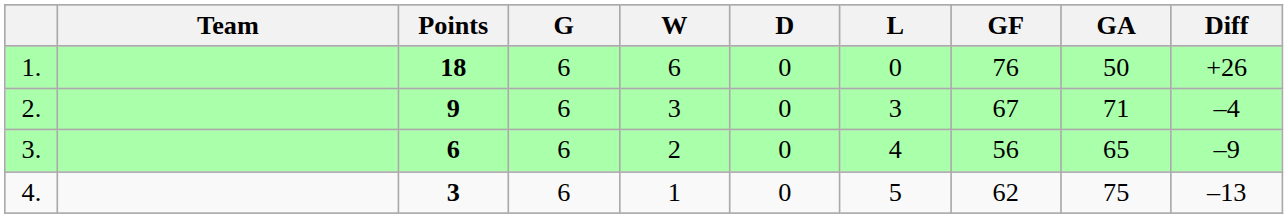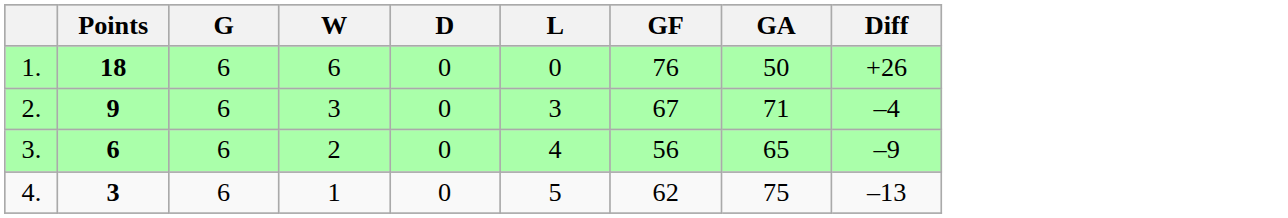- column: (228, 25)
